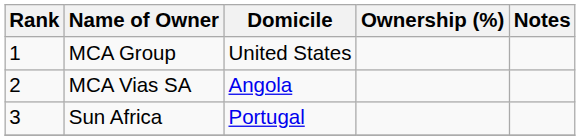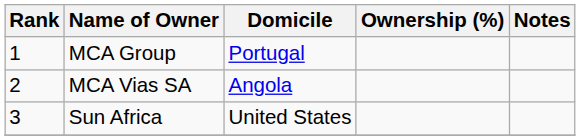(290, 53) United States -> (267, 53) Portugal
(267, 118) Portugal -> (290, 118) United States
